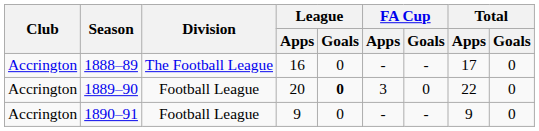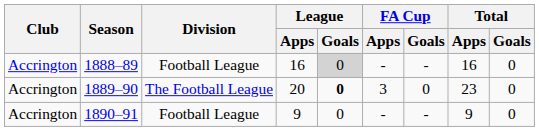(209, 65) The Football League -> (209, 65) Football League
(340, 65) no background -> (340, 65) lightgrey background
(469, 65) 17 -> (469, 65) 16
(209, 89) Football League -> (209, 89) The Football League
(469, 89) 22 -> (469, 89) 23
